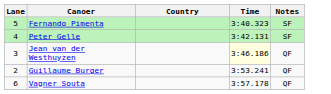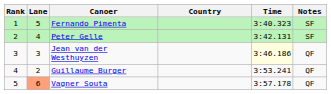+ column: (16, 11)
(16, 83) no background -> (38, 83) lightsalmon background
